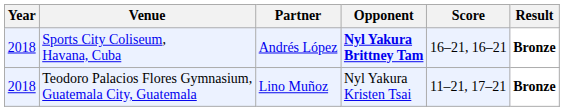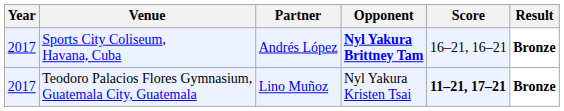(22, 47) 2018 -> (22, 47) 2017
(22, 87) 2018 -> (22, 87) 2017
(468, 87) normal -> (468, 87) bold
